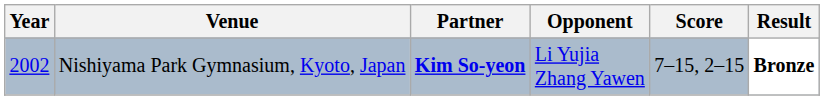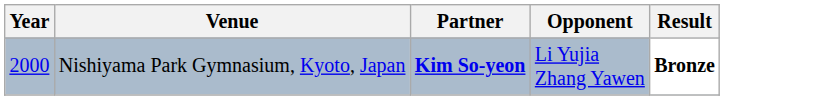- column: (699, 21)
(29, 66) 2002 -> (29, 66) 2000
